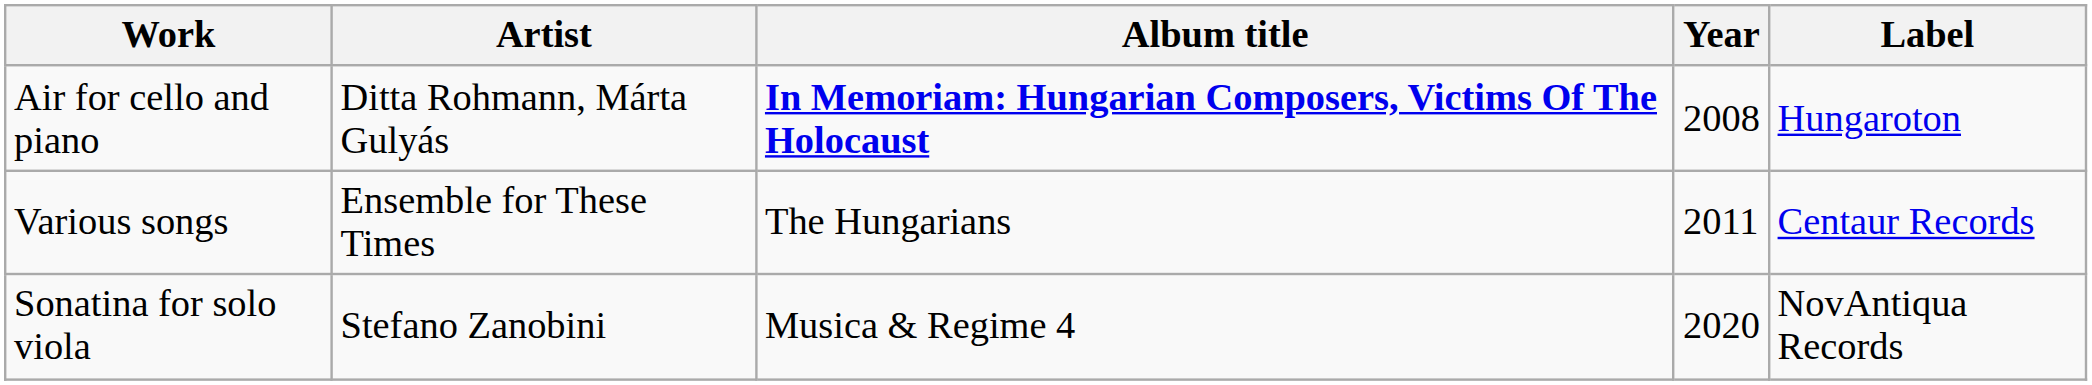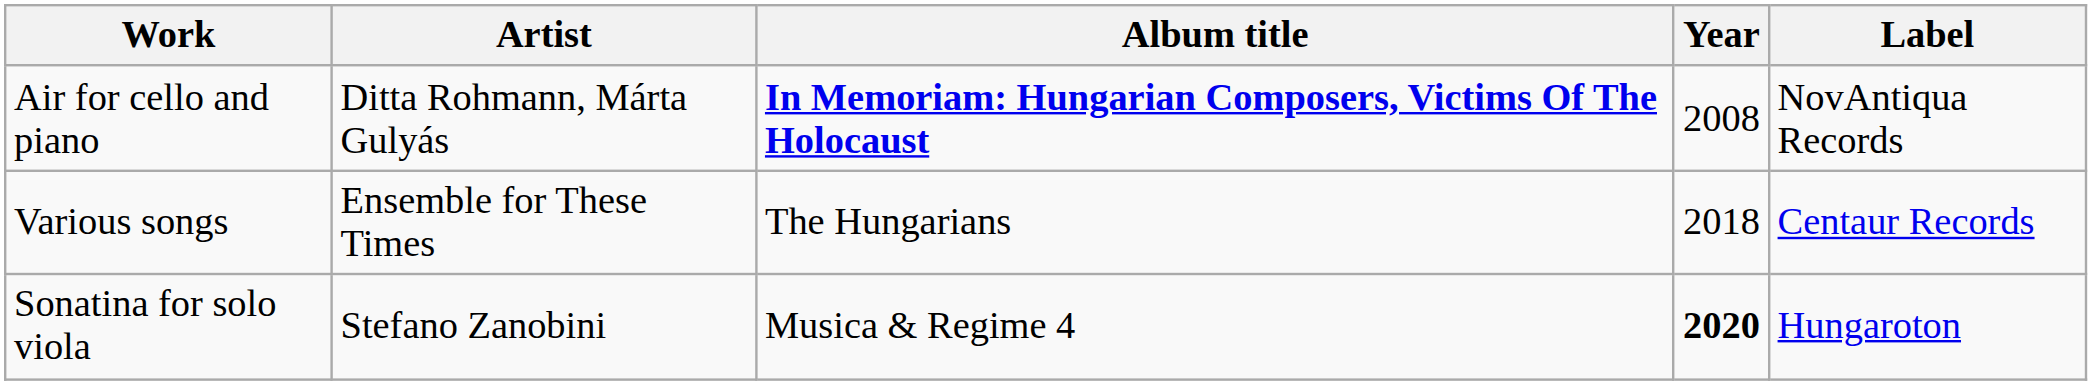(1869, 117) Hungaroton -> (1872, 117) NovAntiqua Records
(1721, 221) 2011 -> (1721, 221) 2018
(1721, 325) normal -> (1721, 325) bold
(1872, 325) NovAntiqua Records -> (1869, 325) Hungaroton
